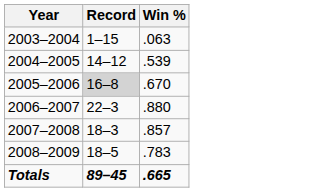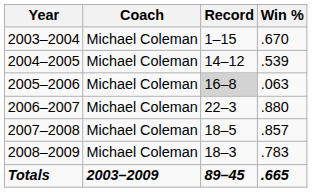+ column: (142, 15)
(157, 38) .063 -> (275, 38) .670
(157, 84) .670 -> (275, 84) .063
(103, 130) 18–3 -> (220, 130) 18–5
(103, 152) 18–5 -> (220, 152) 18–3
